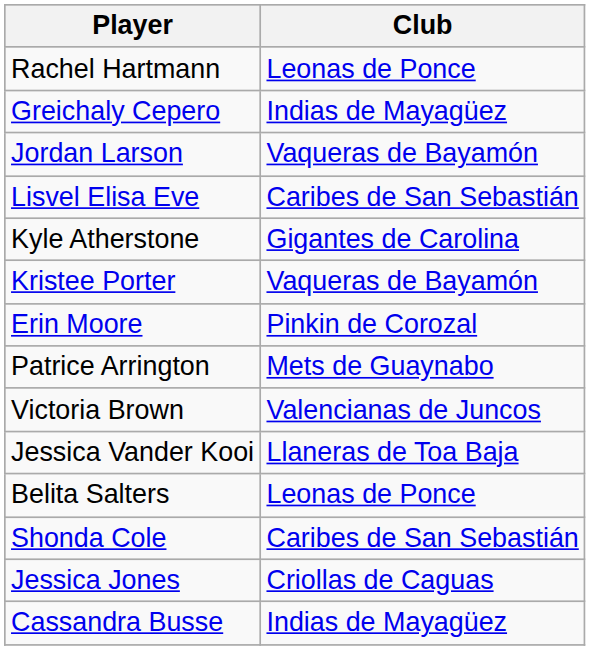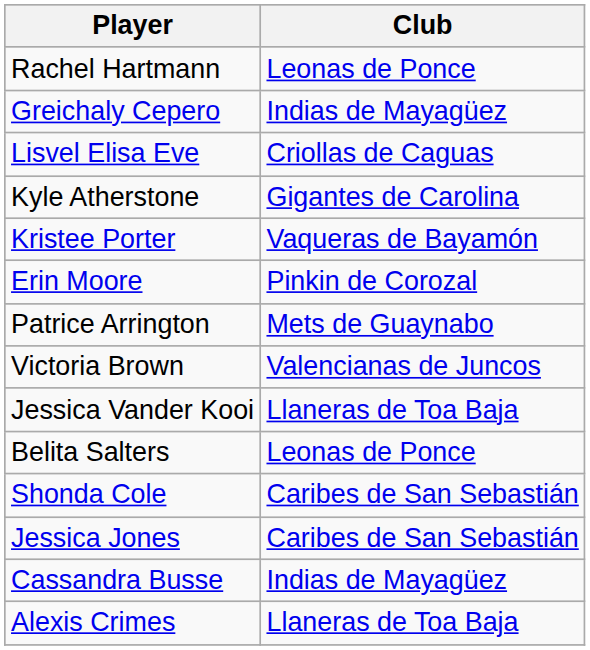- row: (97, 153)
(423, 196) Caribes de San Sebastián -> (380, 153) Criollas de Caguas
(380, 580) Criollas de Caguas -> (423, 537) Caribes de San Sebastián
+ row: (93, 622)
